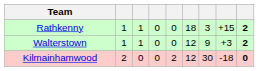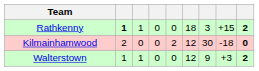(124, 27) normal -> (124, 27) bold
rows swapped: (60, 43) <-> (60, 58)
